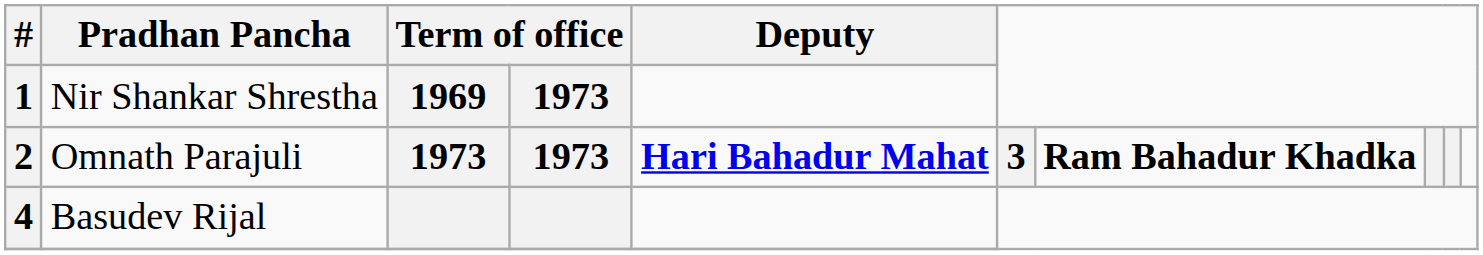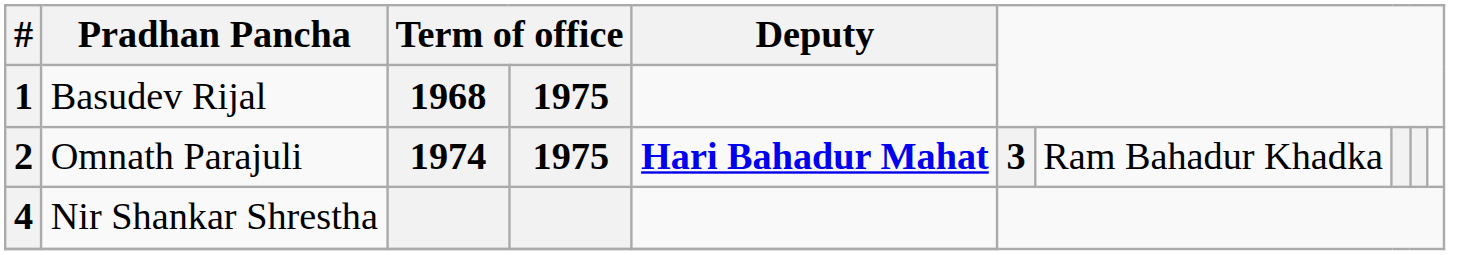(214, 95) Nir Shankar Shrestha -> (159, 95) Basudev Rijal
(448, 95) 1969 -> (448, 95) 1968
(571, 95) 1973 -> (571, 95) 1975
(448, 156) 1973 -> (448, 156) 1974
(571, 156) 1973 -> (571, 156) 1975
(1230, 156) bold -> (1213, 156) normal
(159, 216) Basudev Rijal -> (214, 216) Nir Shankar Shrestha
